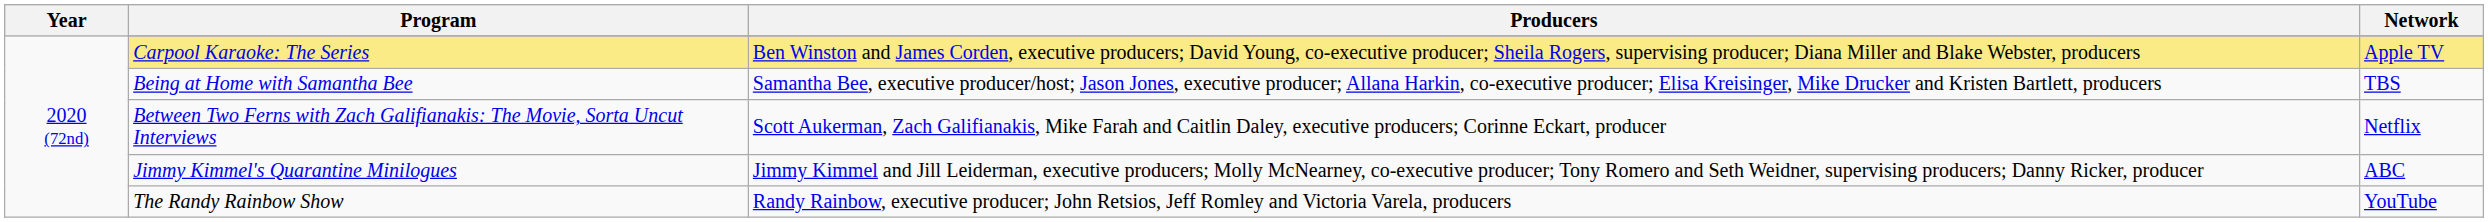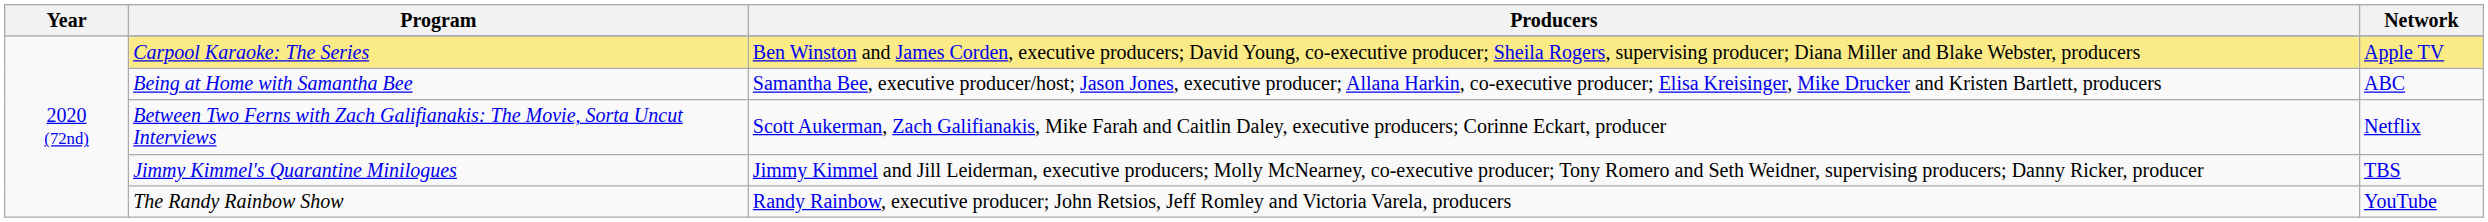(2382, 83) TBS -> (2385, 83) ABC
(2385, 169) ABC -> (2382, 169) TBS
